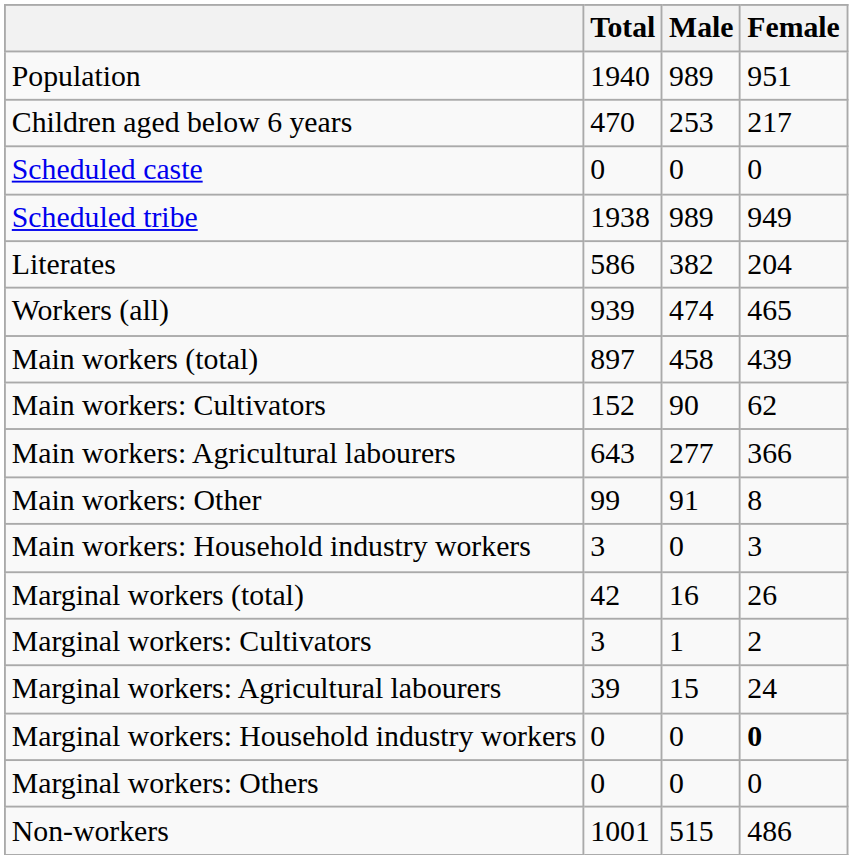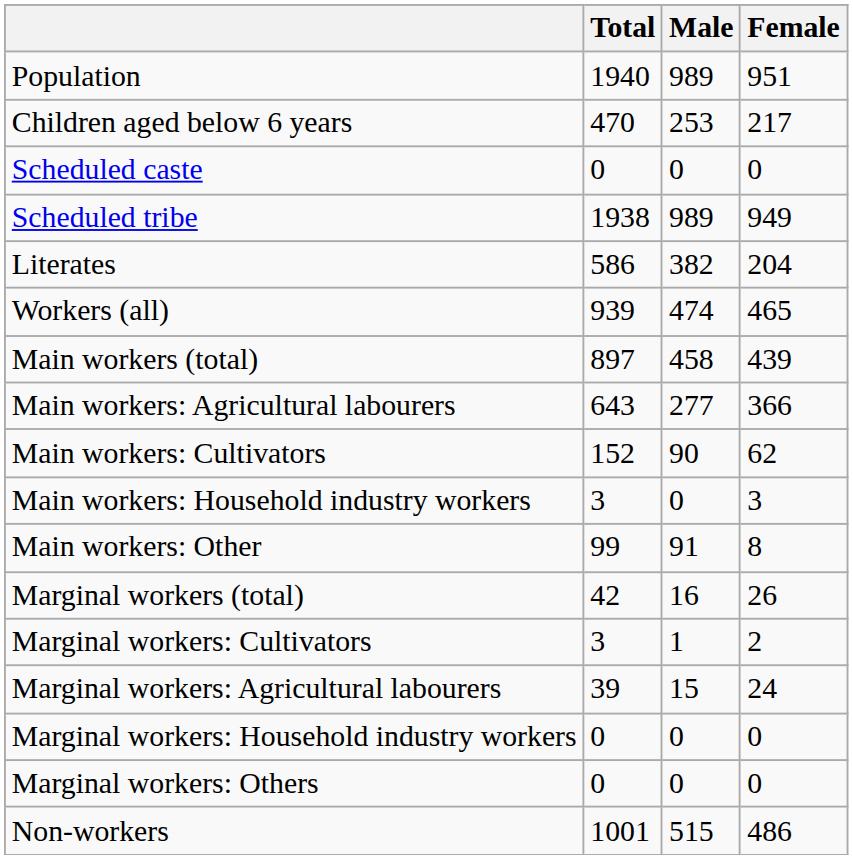rows swapped: (169, 405) <-> (234, 452)
rows swapped: (271, 547) <-> (137, 500)
(755, 736) bold -> (755, 736) normal
